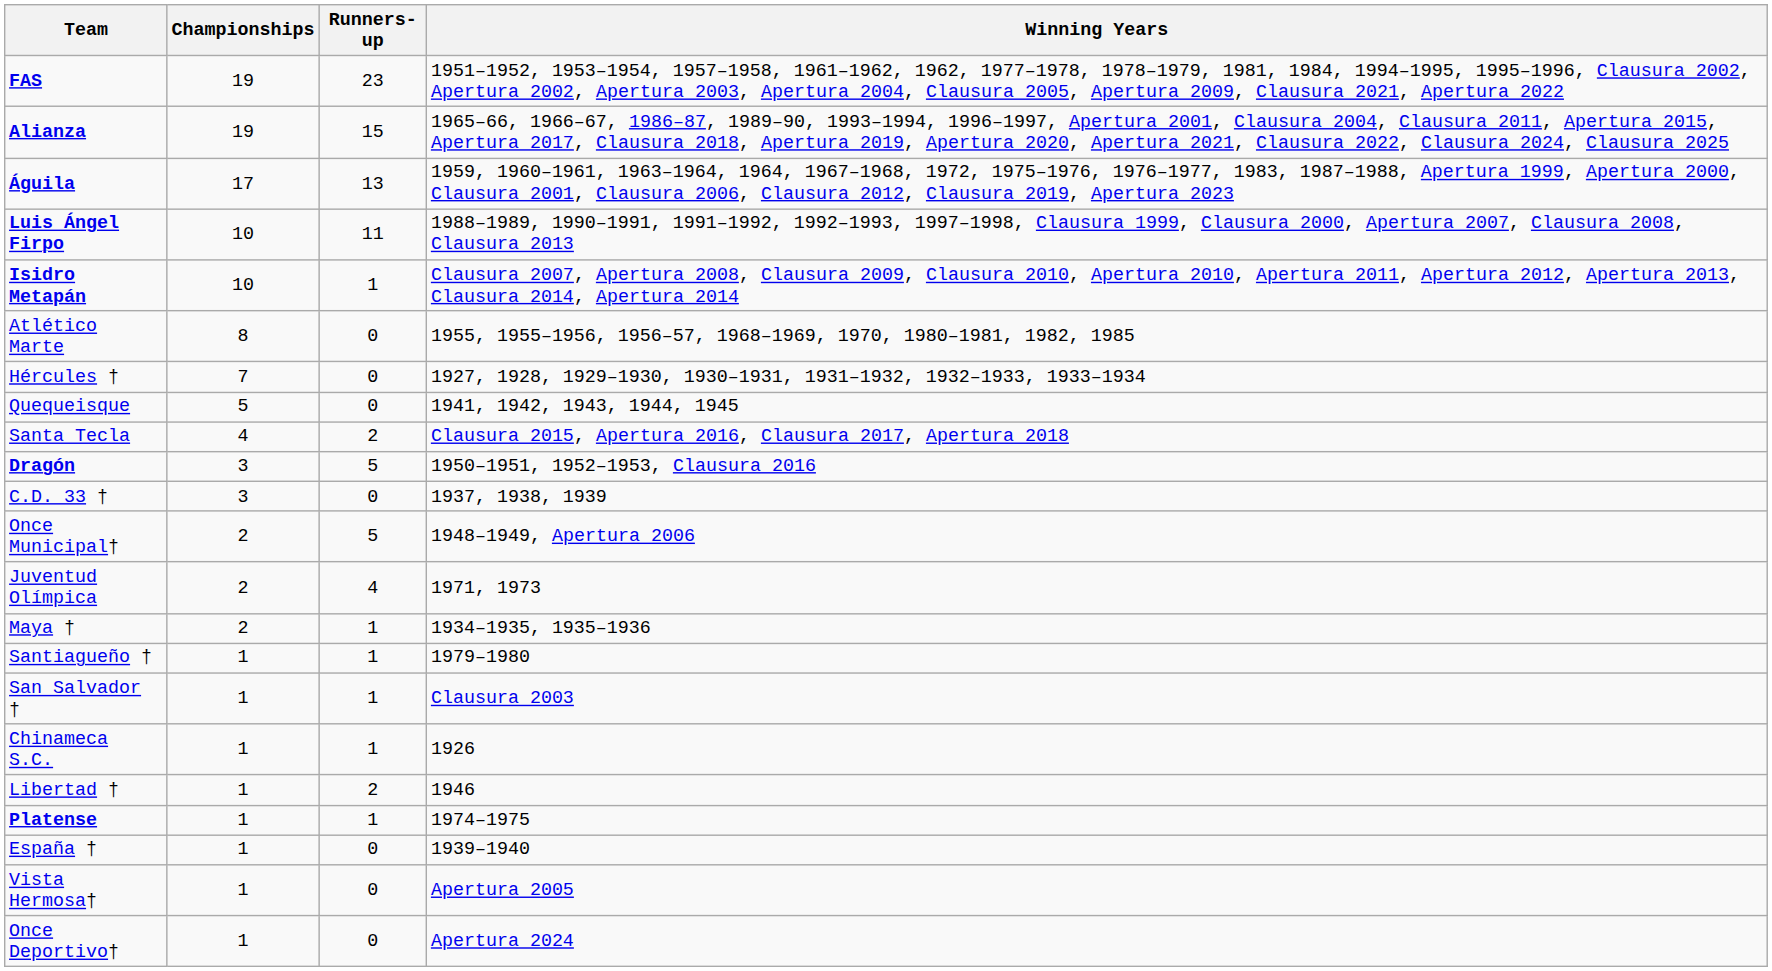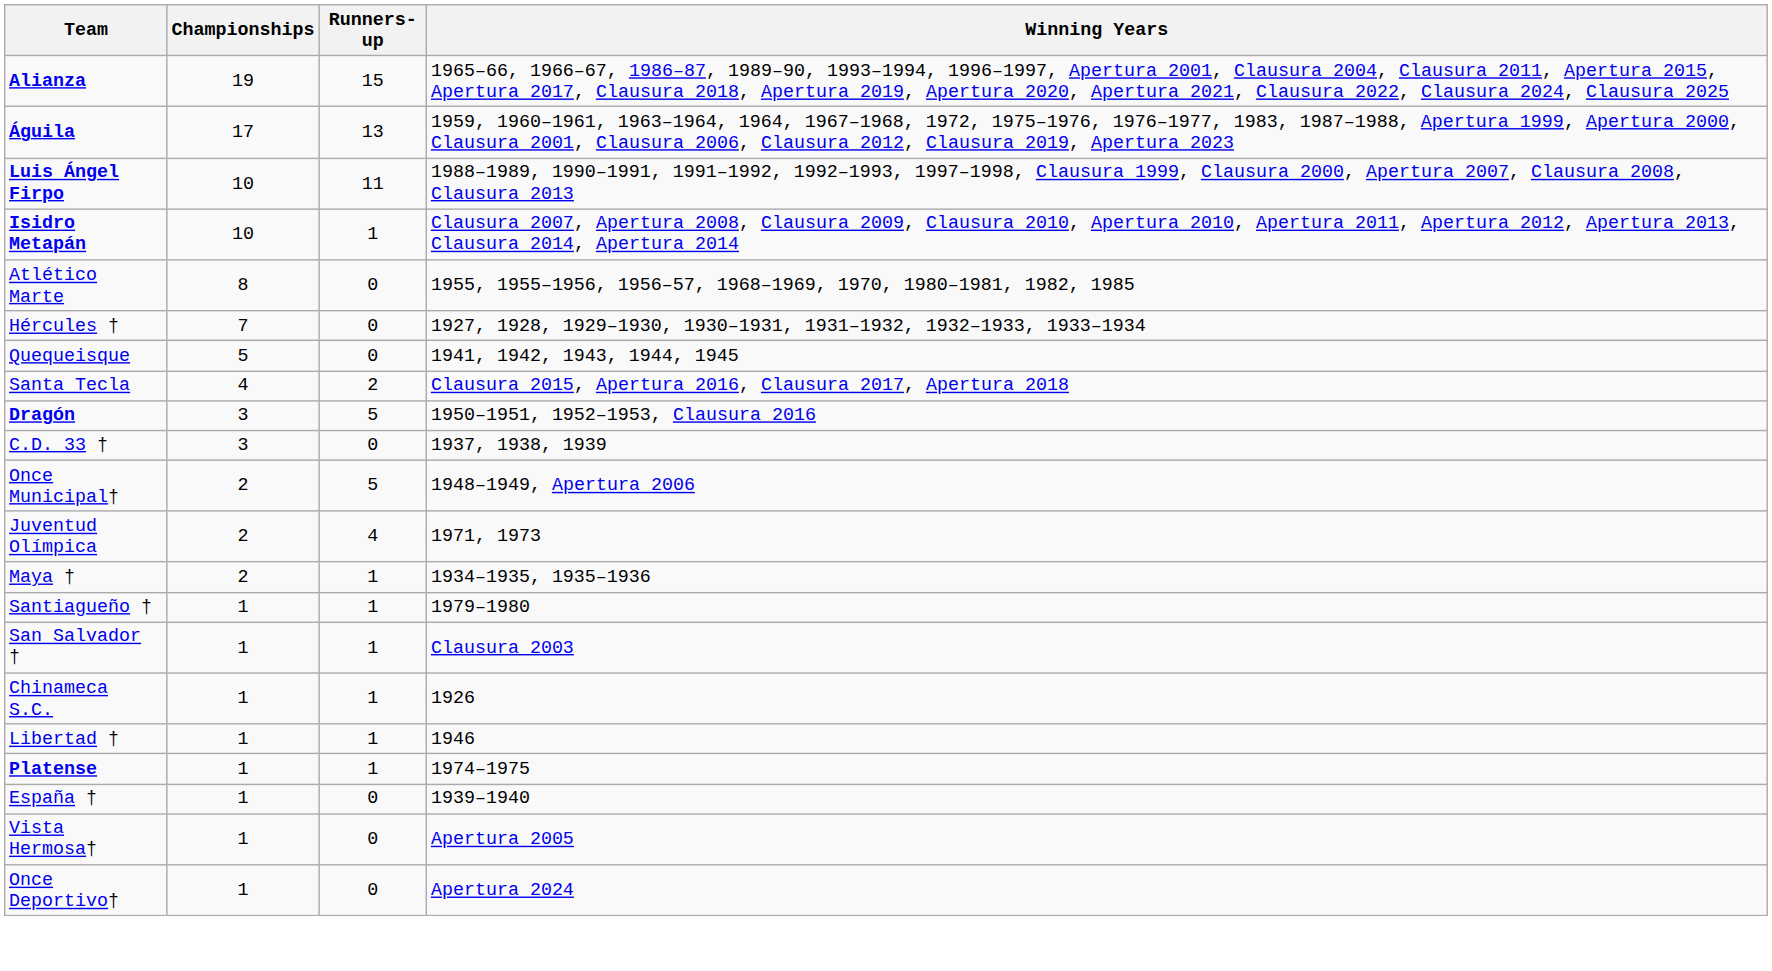- row: (26, 81)
(373, 790) 2 -> (373, 739) 1
